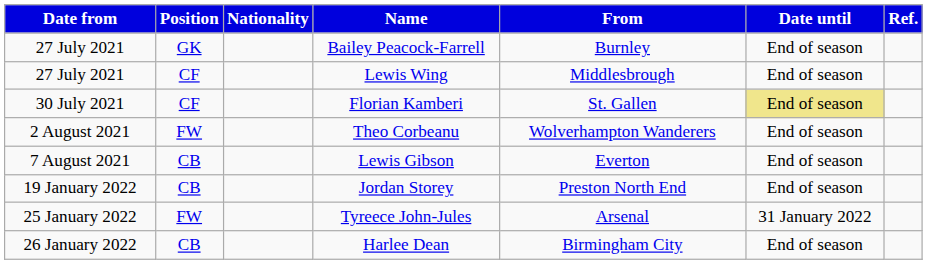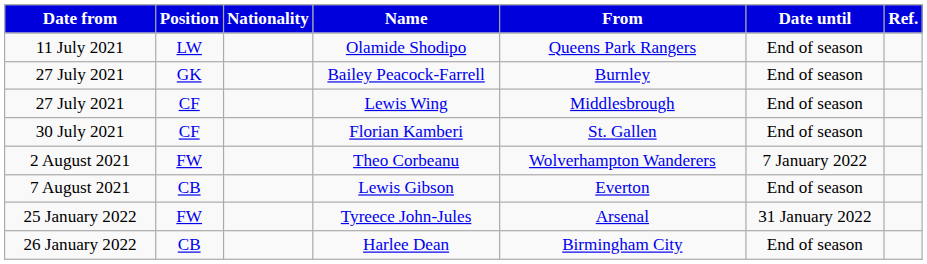+ row: (406, 47)
(815, 103) khaki background -> (815, 132) no background
(815, 132) End of season -> (815, 160) 7 January 2022
- row: (406, 188)
